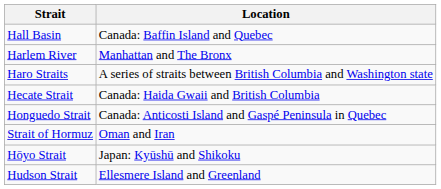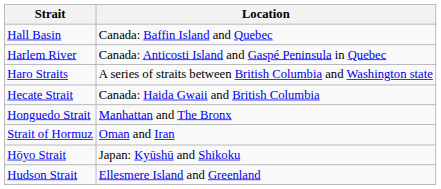(165, 54) Manhattan and The Bronx -> (243, 54) Canada: Anticosti Island and Gaspé Peninsula in Quebec
(243, 114) Canada: Anticosti Island and Gaspé Peninsula in Quebec -> (165, 114) Manhattan and The Bronx
